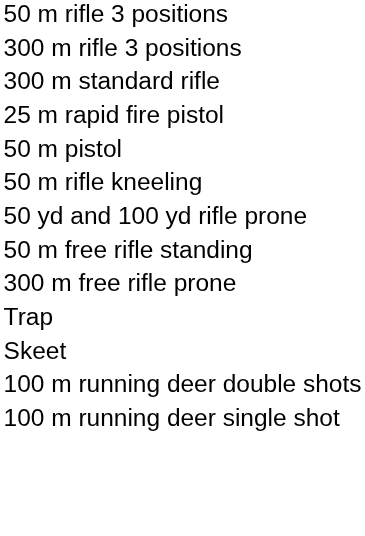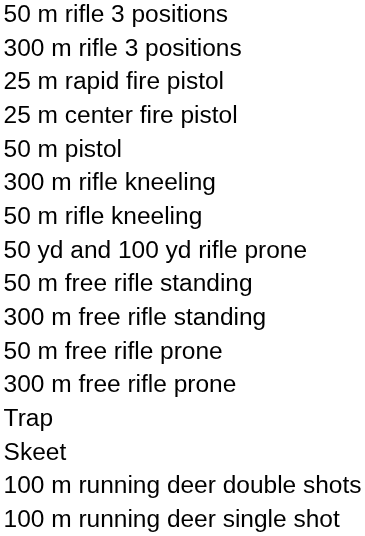- row: (112, 81)
+ row: (121, 115)
+ row: (110, 182)
+ row: (135, 317)
+ row: (113, 350)
